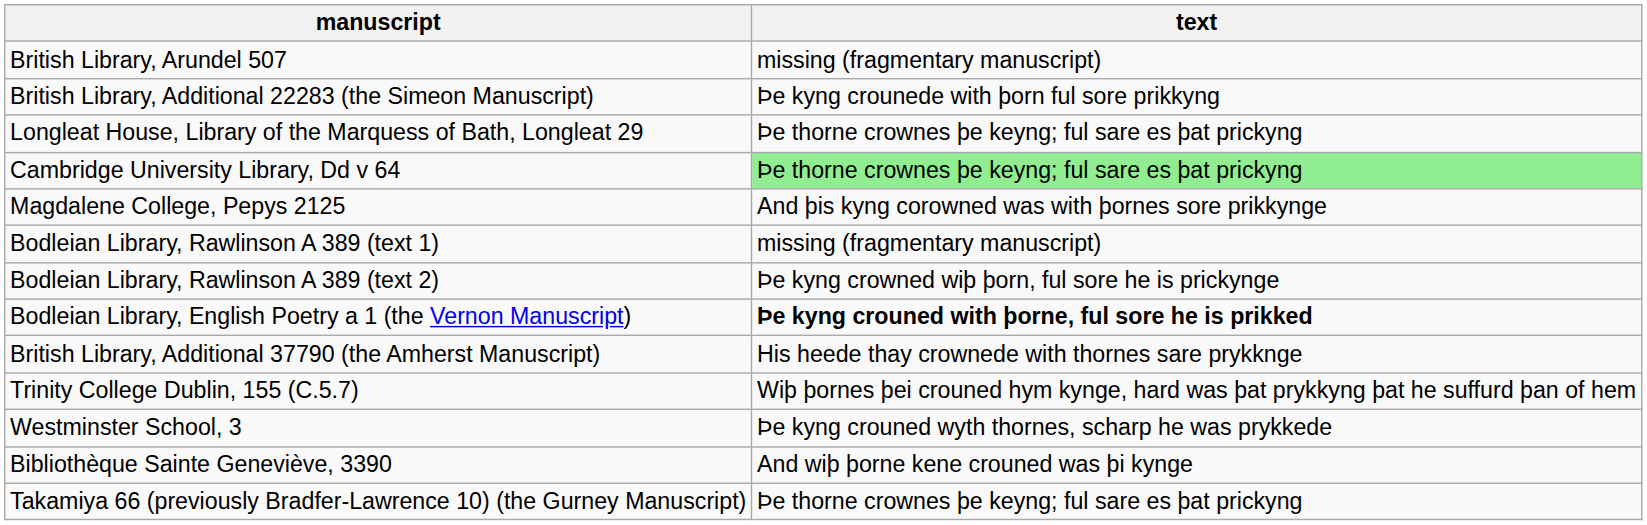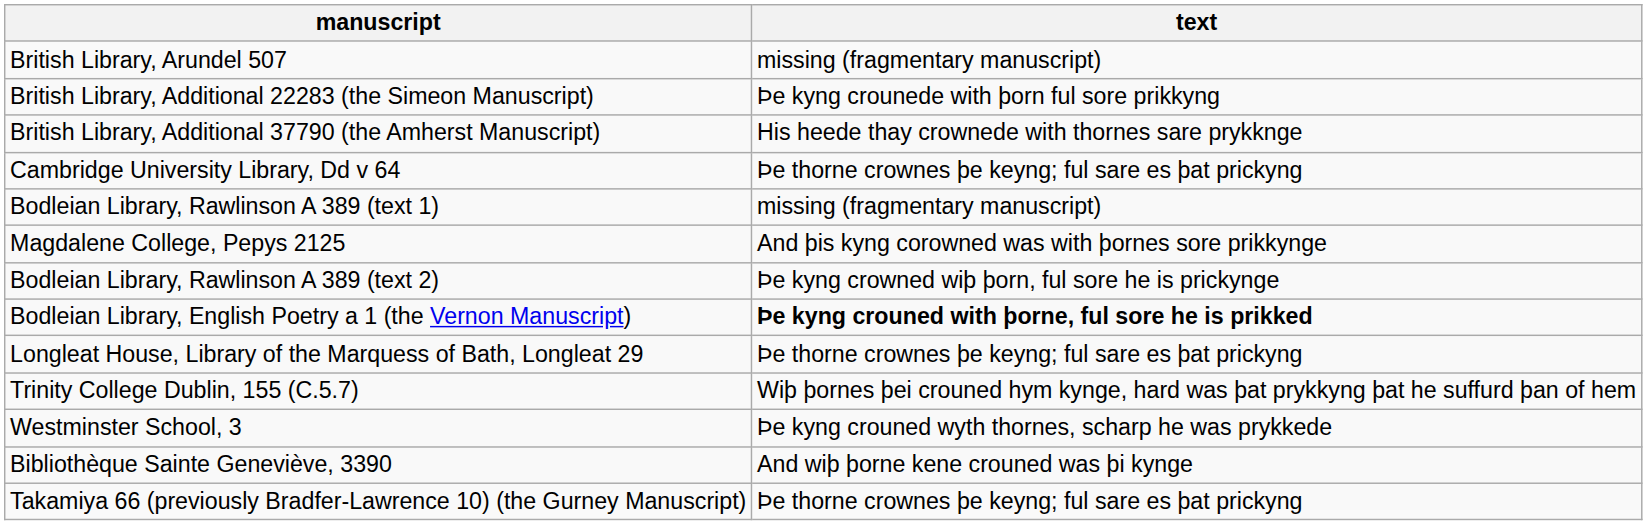rows swapped: (305, 354) <-> (327, 133)
(1030, 170) lightgreen background -> (1030, 170) no background
rows swapped: (178, 206) <-> (225, 243)
